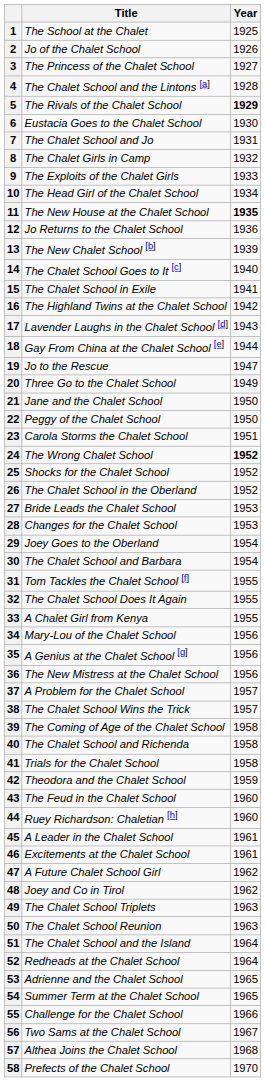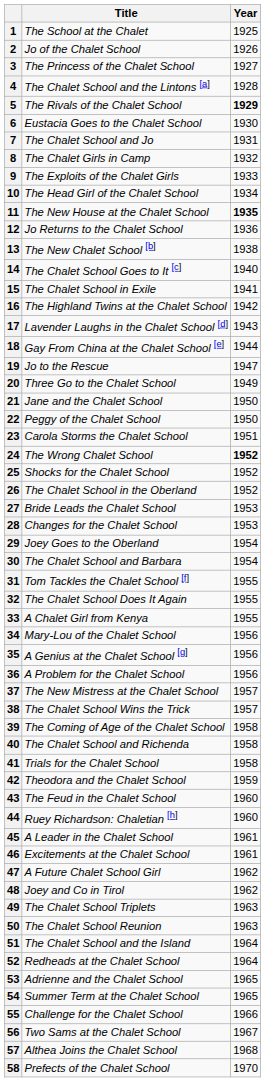(246, 249) 1939 -> (246, 249) 1938
(121, 674) The New Mistress at the Chalet School -> (104, 674) A Problem for the Chalet School
(104, 692) A Problem for the Chalet School -> (121, 692) The New Mistress at the Chalet School
